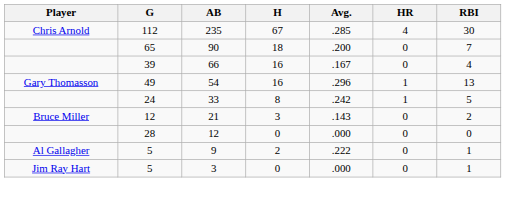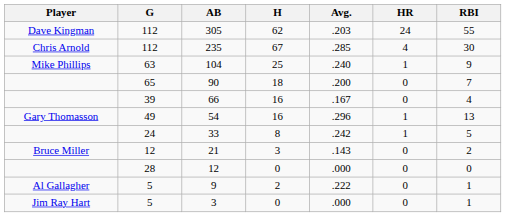+ row: (214, 30)
+ row: (214, 64)
